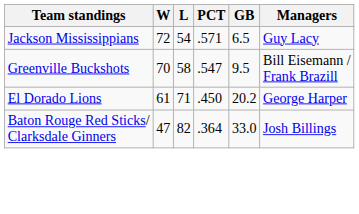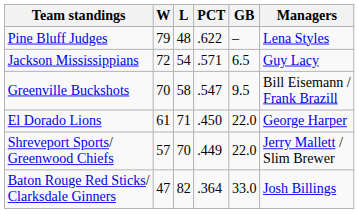+ row: (58, 37)
(244, 98) 20.2 -> (244, 120) 22.0
+ row: (61, 151)
